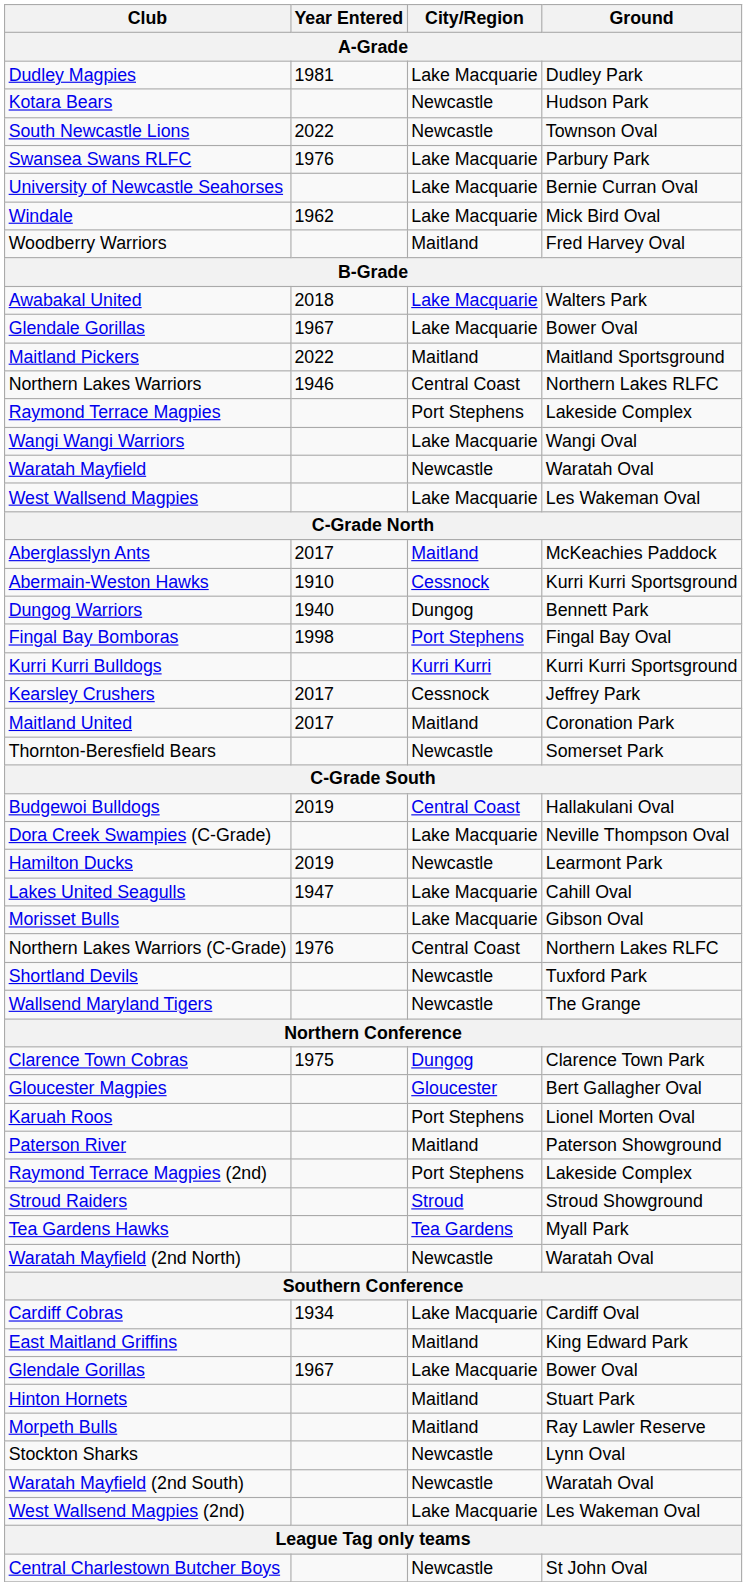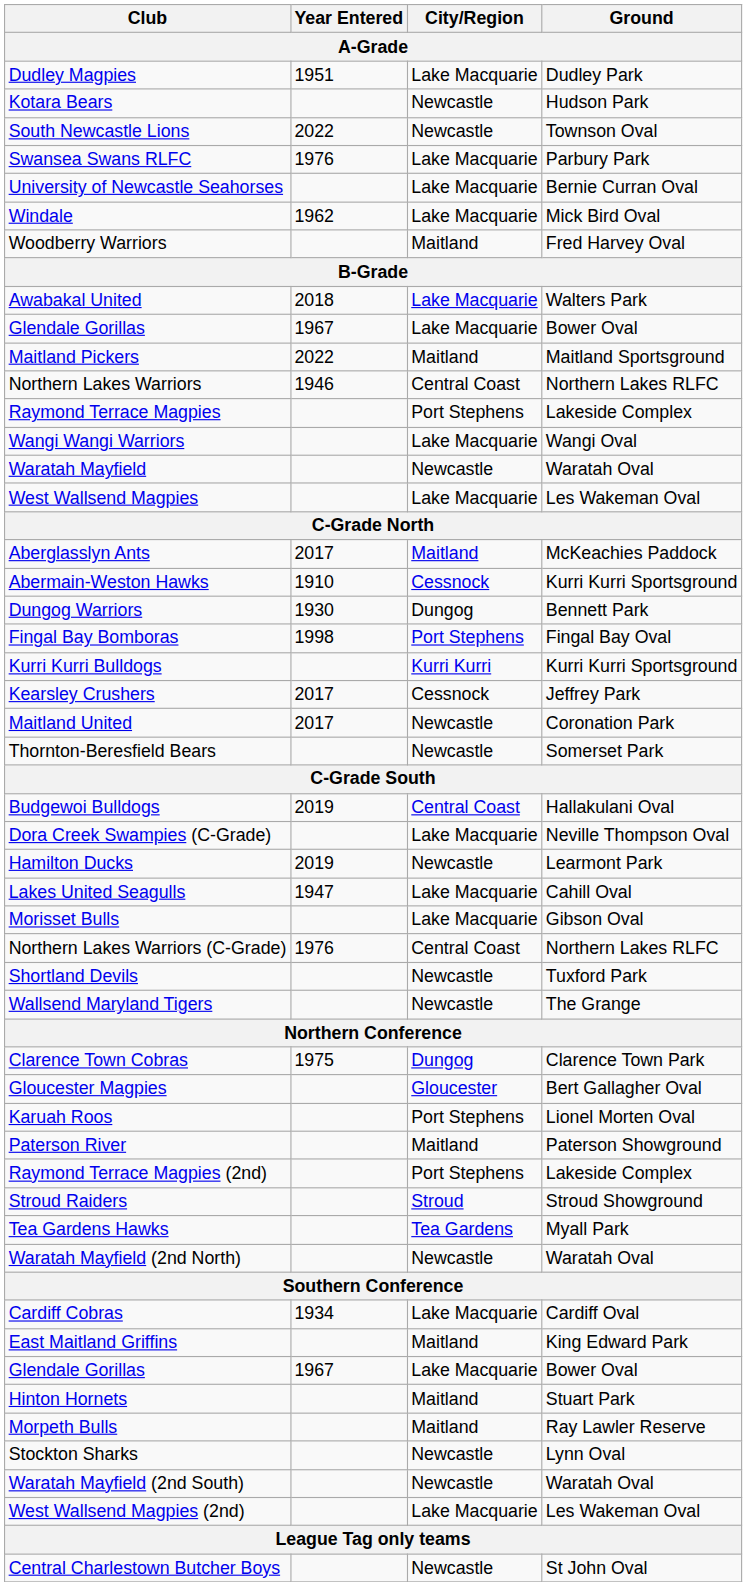(314, 74) 1981 -> (314, 74) 1951
(314, 610) 1940 -> (314, 610) 1930
(445, 722) Maitland -> (452, 722) Newcastle
